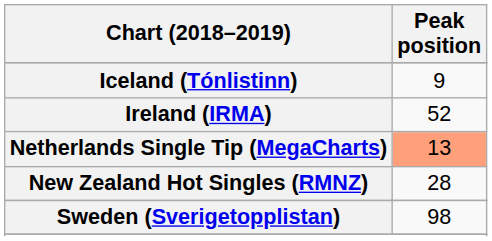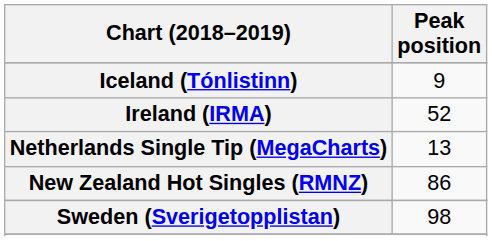(439, 148) lightsalmon background -> (439, 148) no background
(439, 182) 28 -> (439, 182) 86
